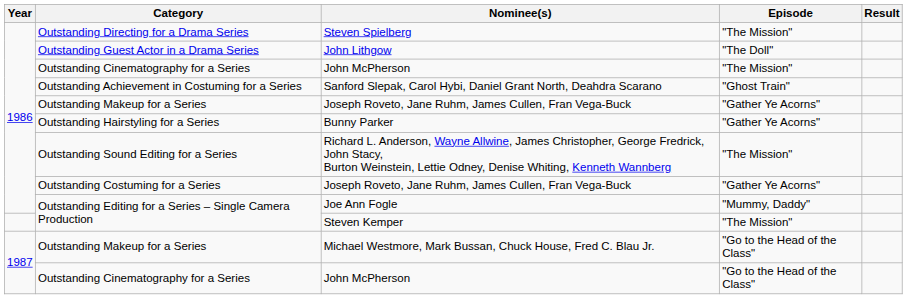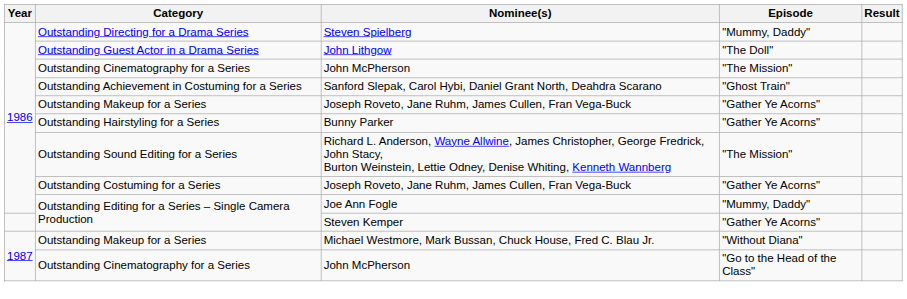(757, 31) "The Mission" -> (766, 31) "Mummy, Daddy"
(757, 222) "The Mission" -> (771, 222) "Gather Ye Acorns"
(779, 247) "Go to the Head of the Class" -> (762, 240) "Without Diana"
